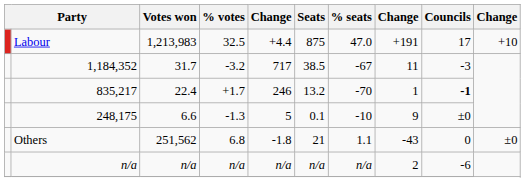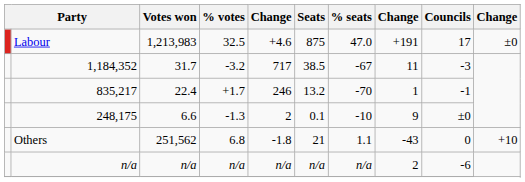(280, 42) +4.4 -> (280, 42) +4.6
(508, 42) +10 -> (511, 42) ±0
(466, 91) bold -> (466, 91) normal
(288, 116) 5 -> (288, 116) 2
(511, 140) ±0 -> (508, 140) +10
